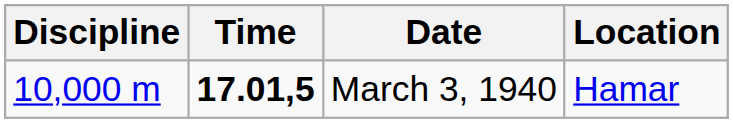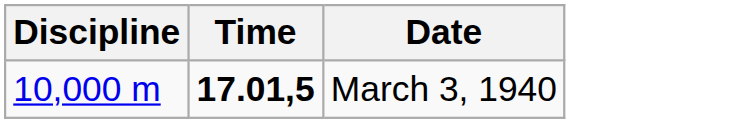- column: (647, 32)
